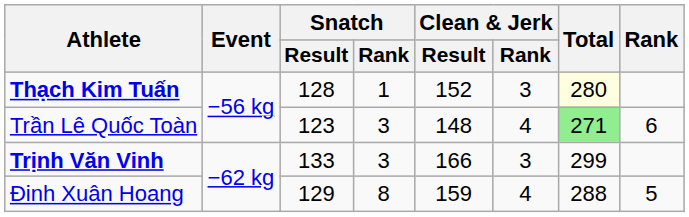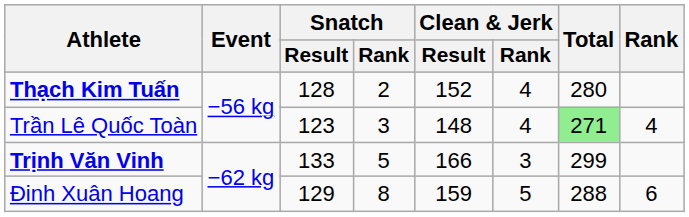(384, 90) 1 -> (384, 90) 2
(525, 90) 3 -> (525, 90) 4
(589, 90) lightyellow background -> (589, 90) no background
(651, 125) 6 -> (651, 125) 4
(384, 160) 3 -> (384, 160) 5
(525, 195) 4 -> (525, 195) 5
(651, 195) 5 -> (651, 195) 6
